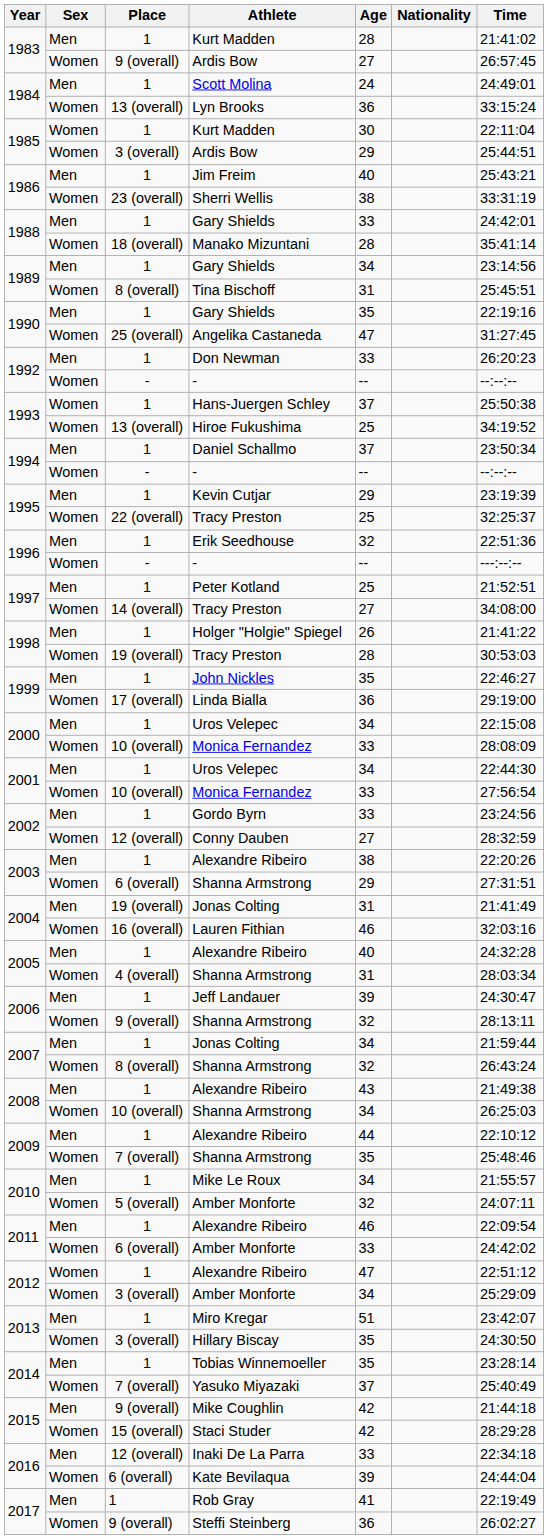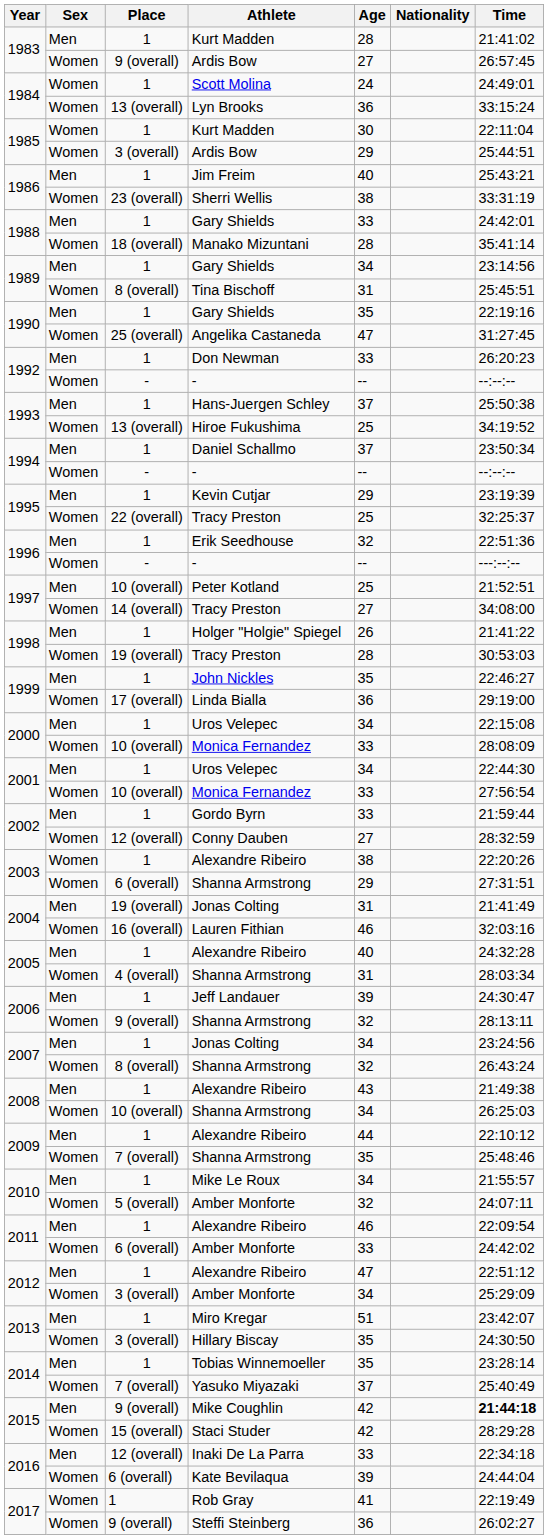(63, 84) Men -> (73, 84) Women
(74, 404) Women -> (63, 404) Men
(147, 586) 1 -> (147, 586) 10 (overall)
(508, 815) 23:24:56 -> (507, 815) 21:59:44
(63, 860) Men -> (73, 860) Women
(508, 1043) 21:59:44 -> (507, 1043) 23:24:56
(74, 1271) Women -> (63, 1271) Men
(508, 1409) normal -> (507, 1409) bold
(63, 1500) Men -> (73, 1500) Women
